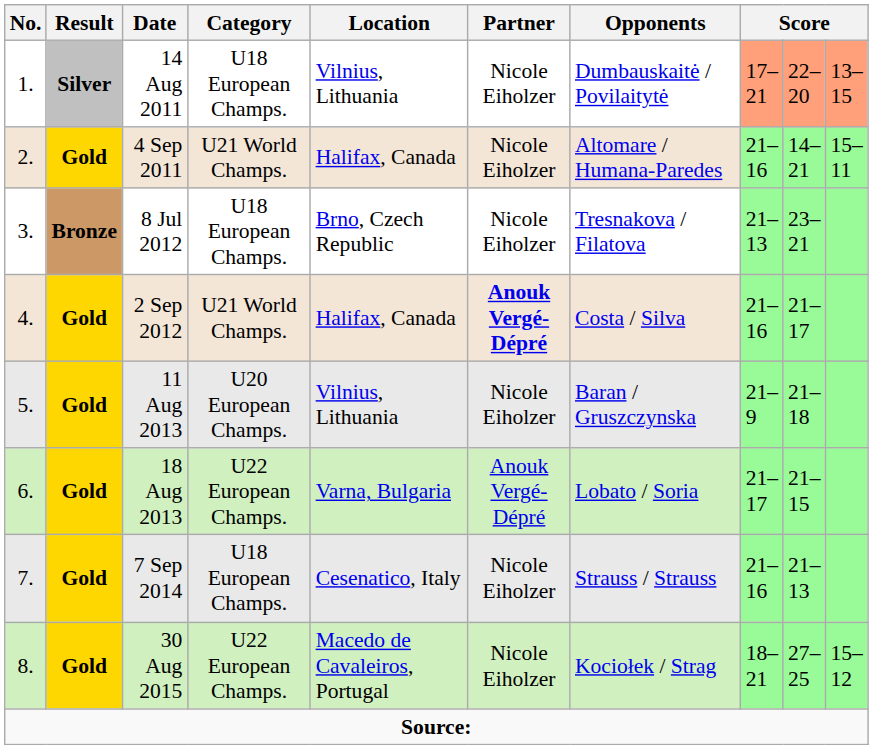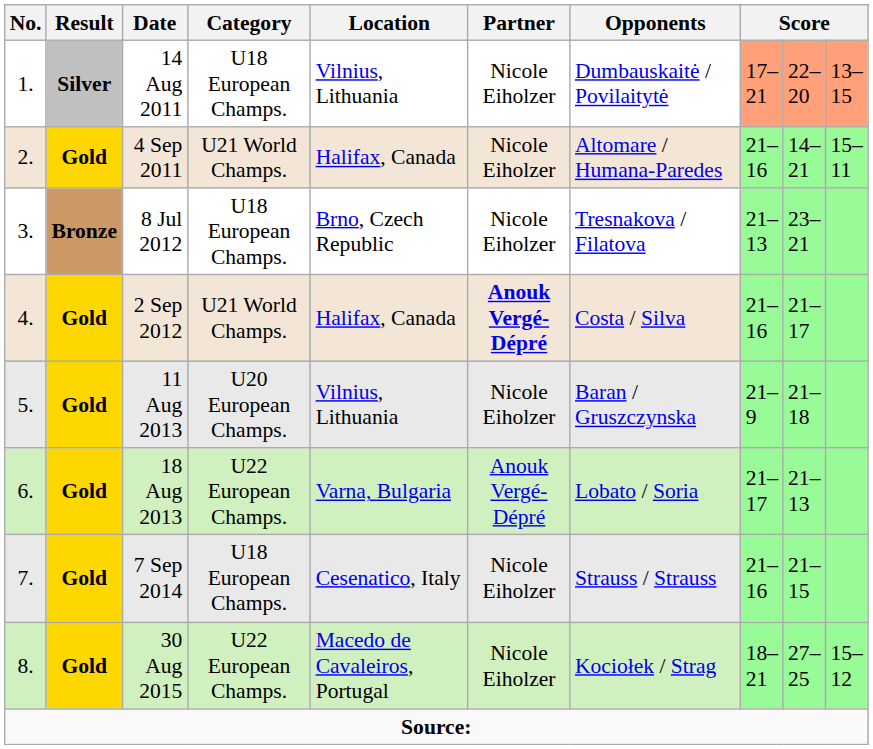(804, 491) 21–15 -> (804, 491) 21–13
(804, 578) 21–13 -> (804, 578) 21–15
